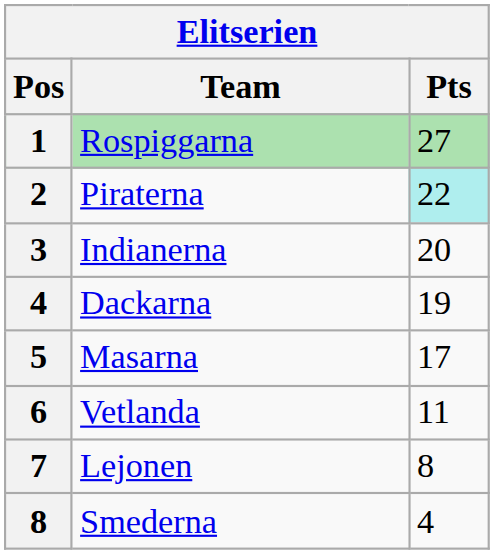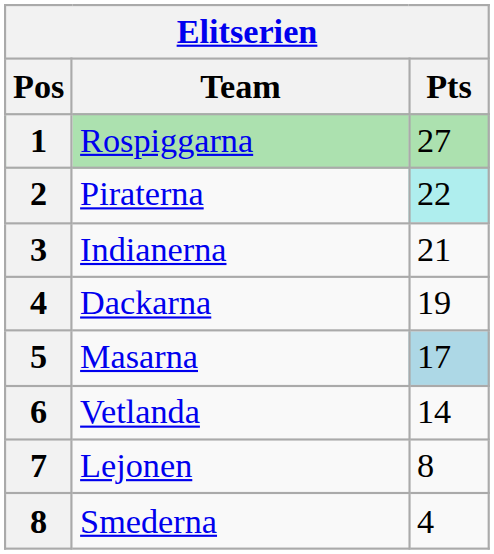(434, 248) 20 -> (434, 248) 21
(434, 357) no background -> (434, 357) lightblue background
(433, 411) 11 -> (434, 411) 14
